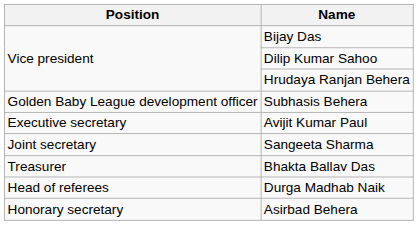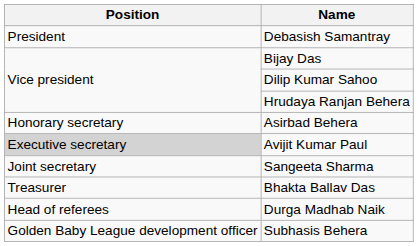+ row: (327, 36)
rows swapped: (311, 209) <-> (316, 101)
(67, 123) no background -> (67, 144) lightgrey background
